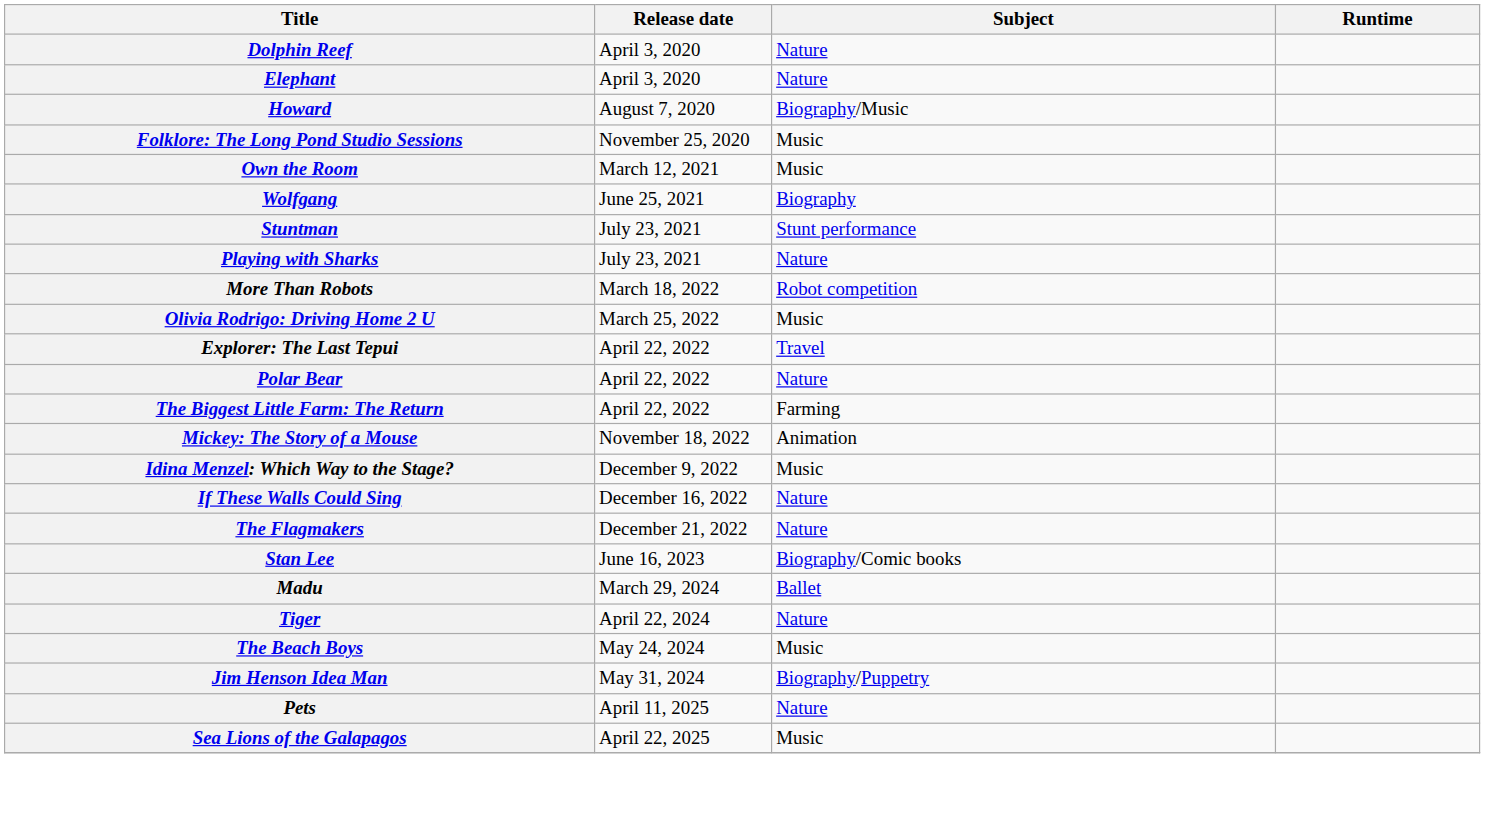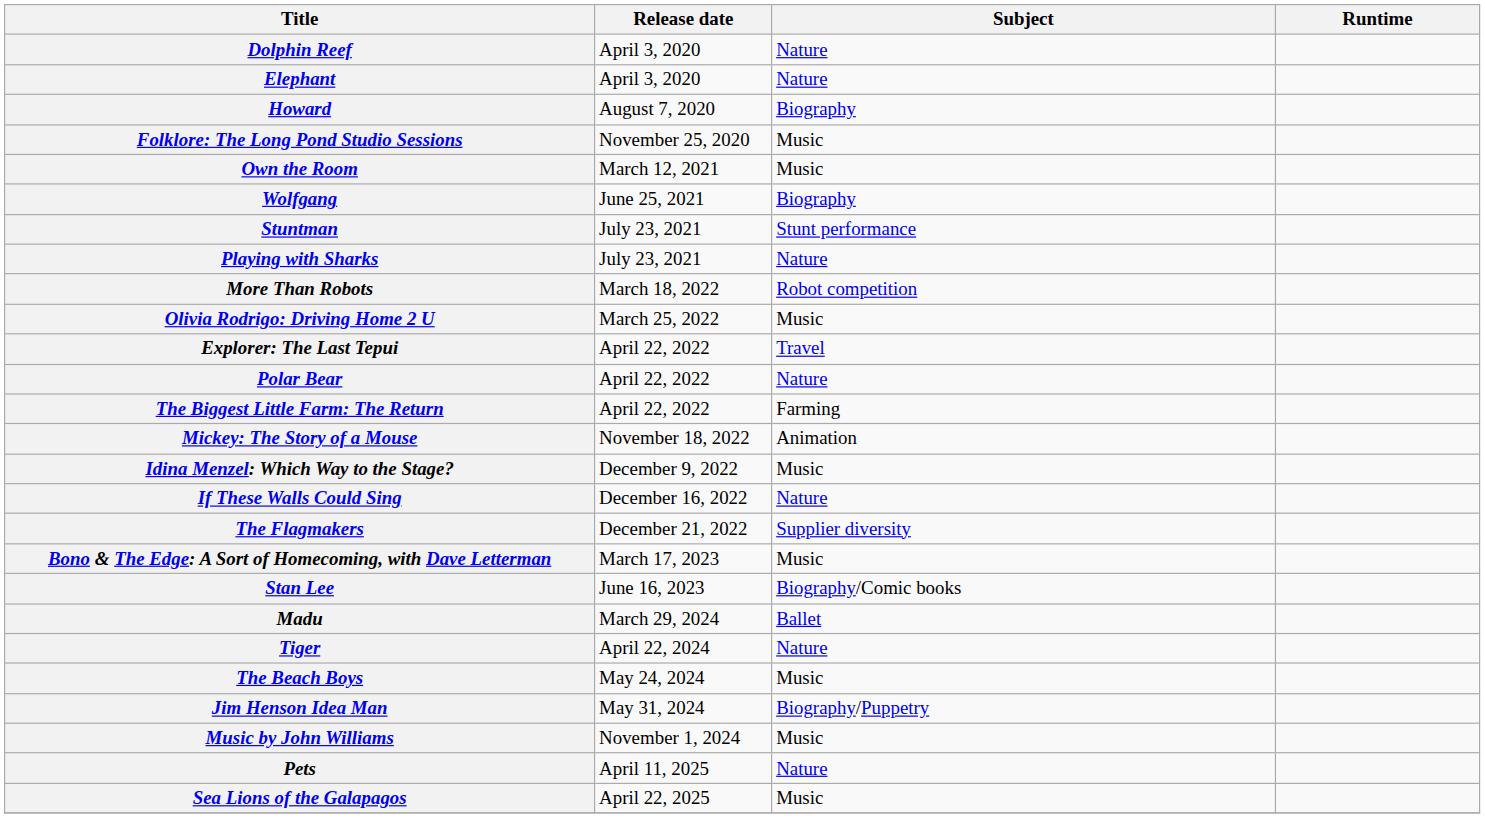(842, 109) Biography/Music -> (816, 109) Biography
(802, 528) Nature -> (844, 528) Supplier diversity
+ row: (300, 558)
+ row: (300, 738)
